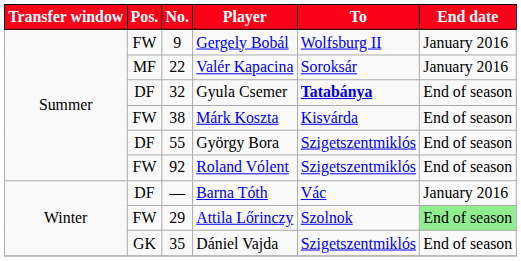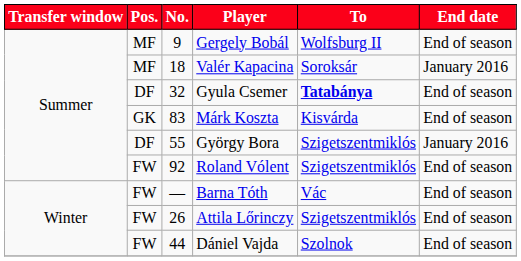(144, 42) FW -> (144, 42) MF
(466, 42) January 2016 -> (468, 42) End of season
(177, 67) 22 -> (177, 67) 18
(144, 117) FW -> (144, 117) GK
(177, 117) 38 -> (177, 117) 83
(468, 142) End of season -> (466, 142) January 2016
(144, 192) DF -> (144, 192) FW
(466, 192) January 2016 -> (468, 192) End of season
(177, 218) 29 -> (177, 218) 26
(327, 218) Szolnok -> (358, 218) Szigetszentmiklós
(468, 218) lightgreen background -> (468, 218) no background
(144, 243) GK -> (144, 243) FW
(177, 243) 35 -> (177, 243) 44
(358, 243) Szigetszentmiklós -> (327, 243) Szolnok
